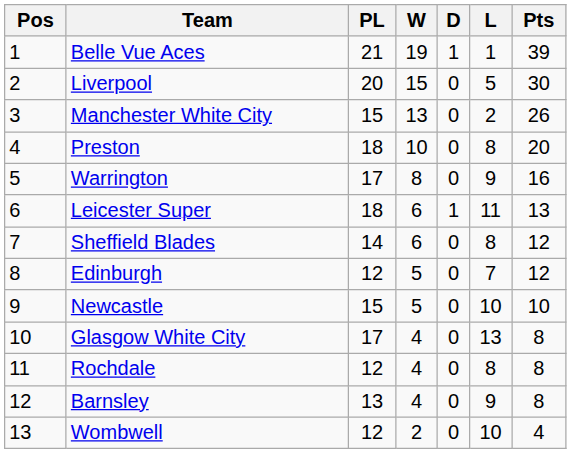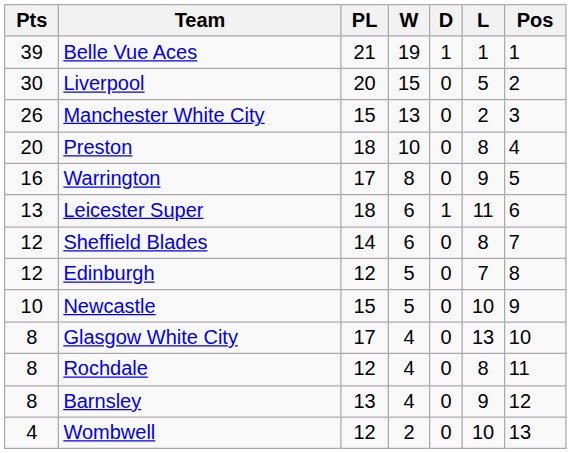columns swapped: (35, 20) <-> (539, 20)
